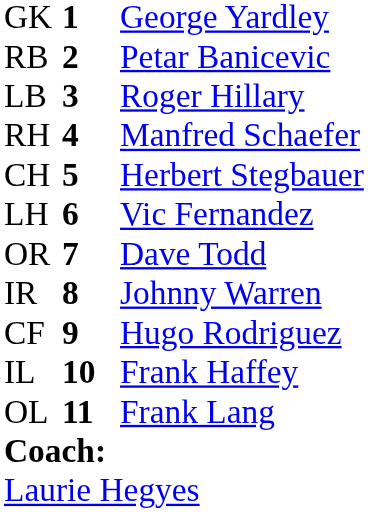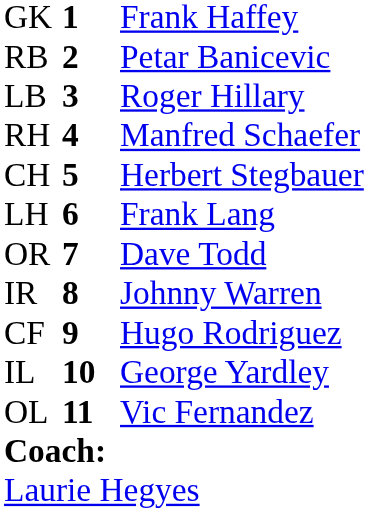(224, 17) George Yardley -> (209, 17) Frank Haffey
(217, 214) Vic Fernandez -> (197, 214) Frank Lang
(209, 372) Frank Haffey -> (224, 372) George Yardley
(197, 411) Frank Lang -> (217, 411) Vic Fernandez
